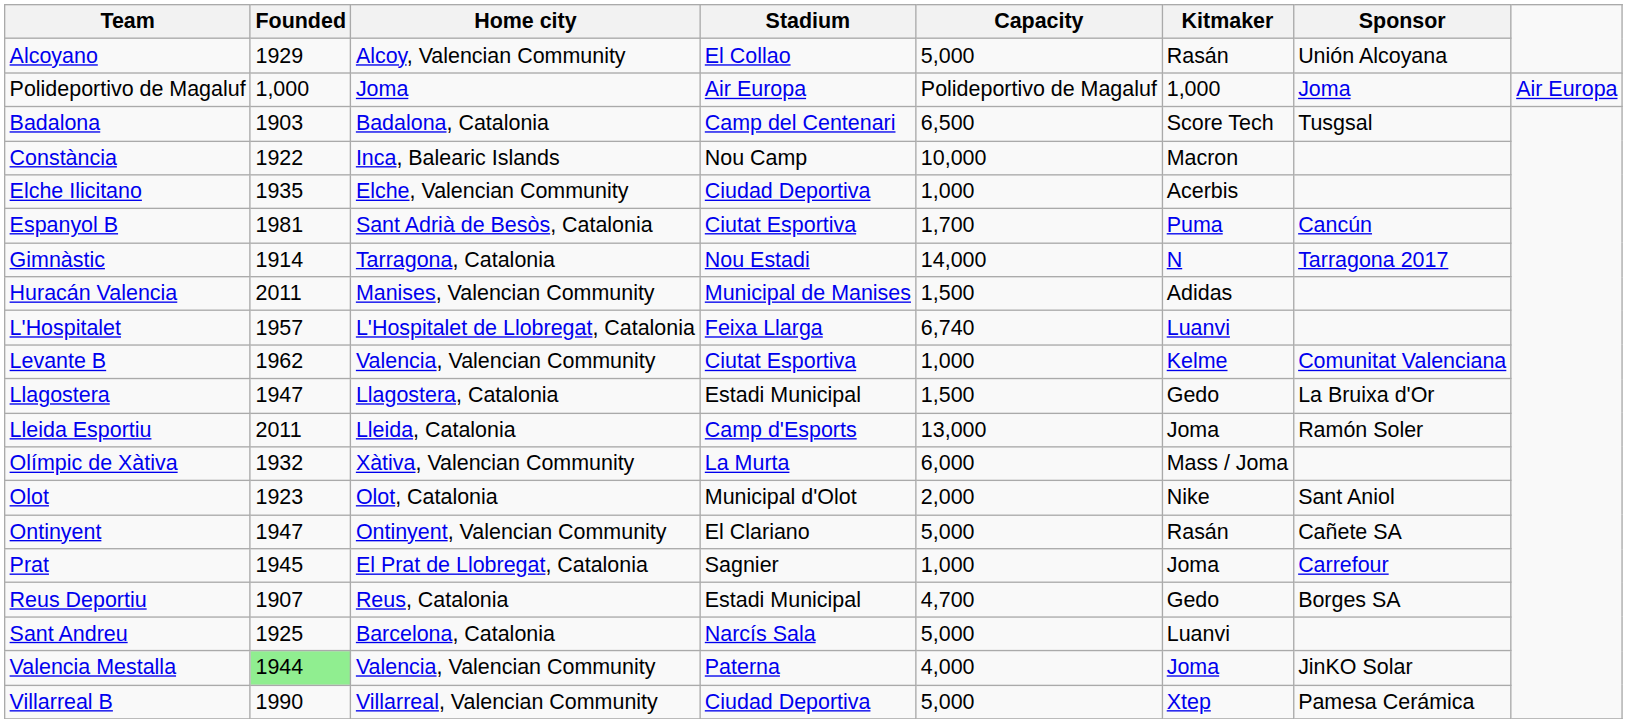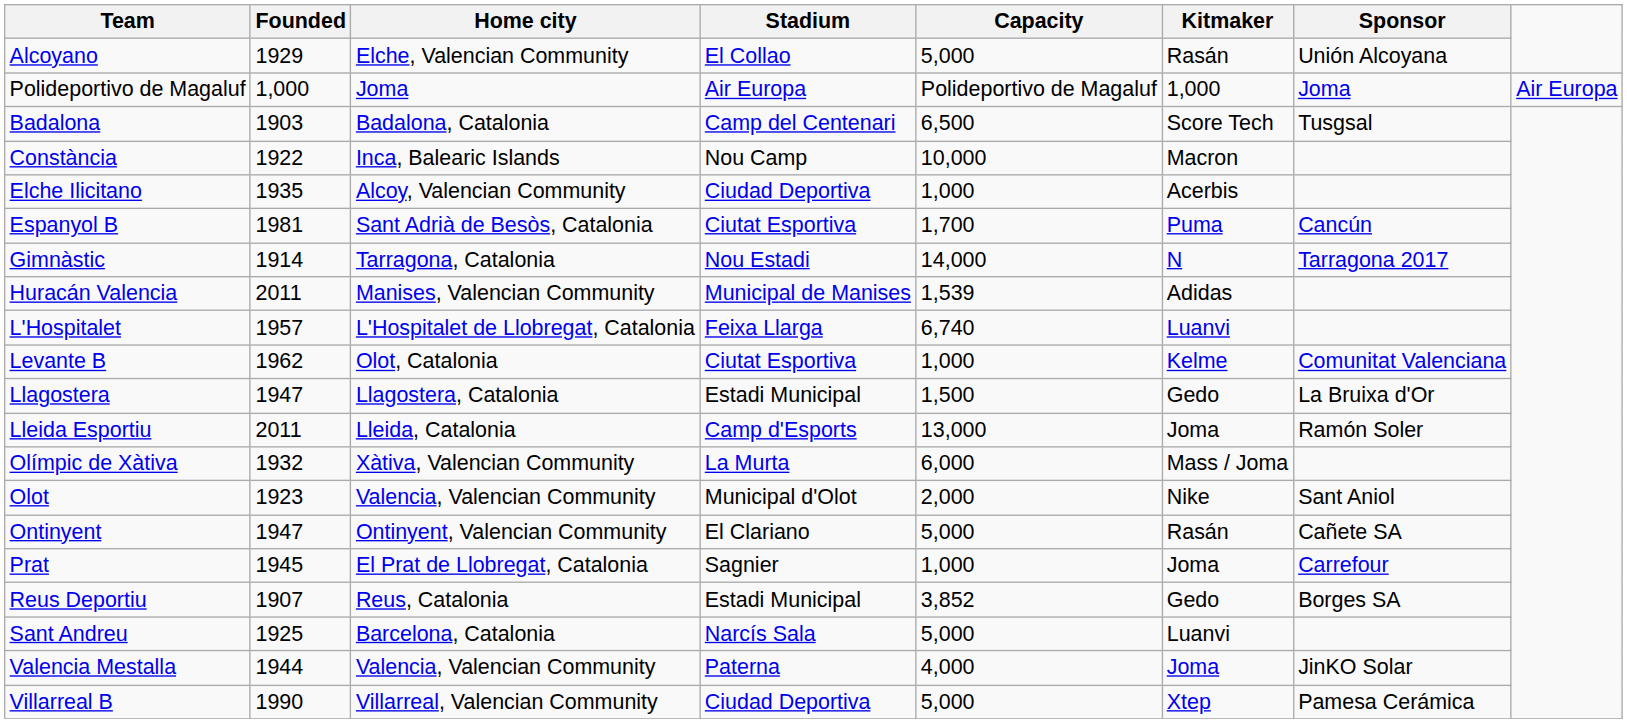(491, 55) Alcoy, Valencian Community -> (492, 55) Elche, Valencian Community
(492, 191) Elche, Valencian Community -> (491, 191) Alcoy, Valencian Community
(948, 293) 1,500 -> (948, 293) 1,539
(506, 361) Valencia, Valencian Community -> (427, 361) Olot, Catalonia
(427, 497) Olot, Catalonia -> (506, 497) Valencia, Valencian Community
(948, 599) 4,700 -> (948, 599) 3,852
(279, 667) lightgreen background -> (279, 667) no background
